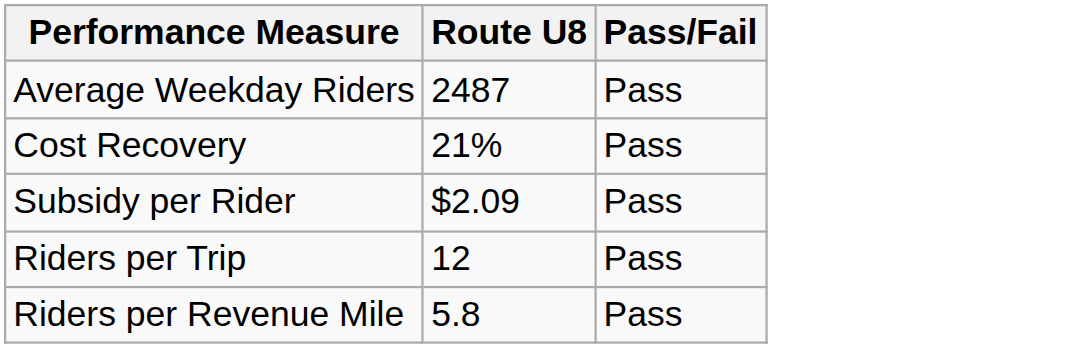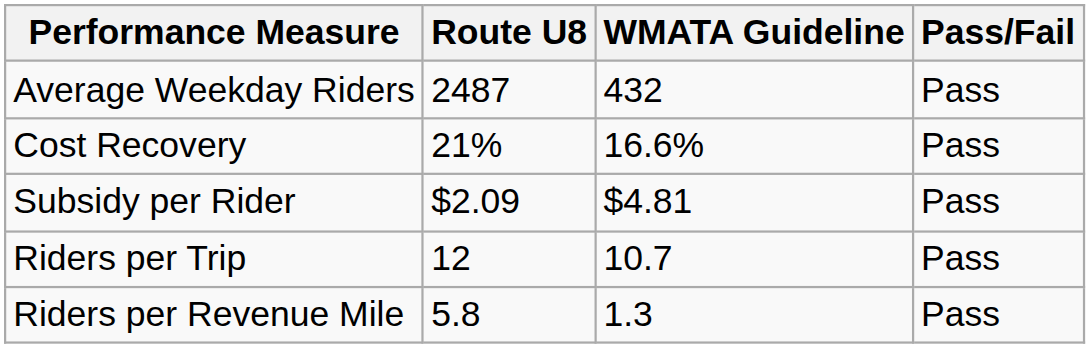+ column: (754, 32)
